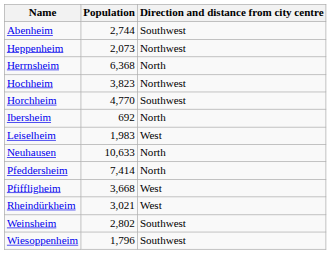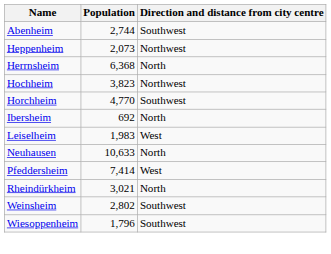(153, 170) North -> (151, 170) West
- row: (34, 188)
(151, 205) West -> (153, 188) North
